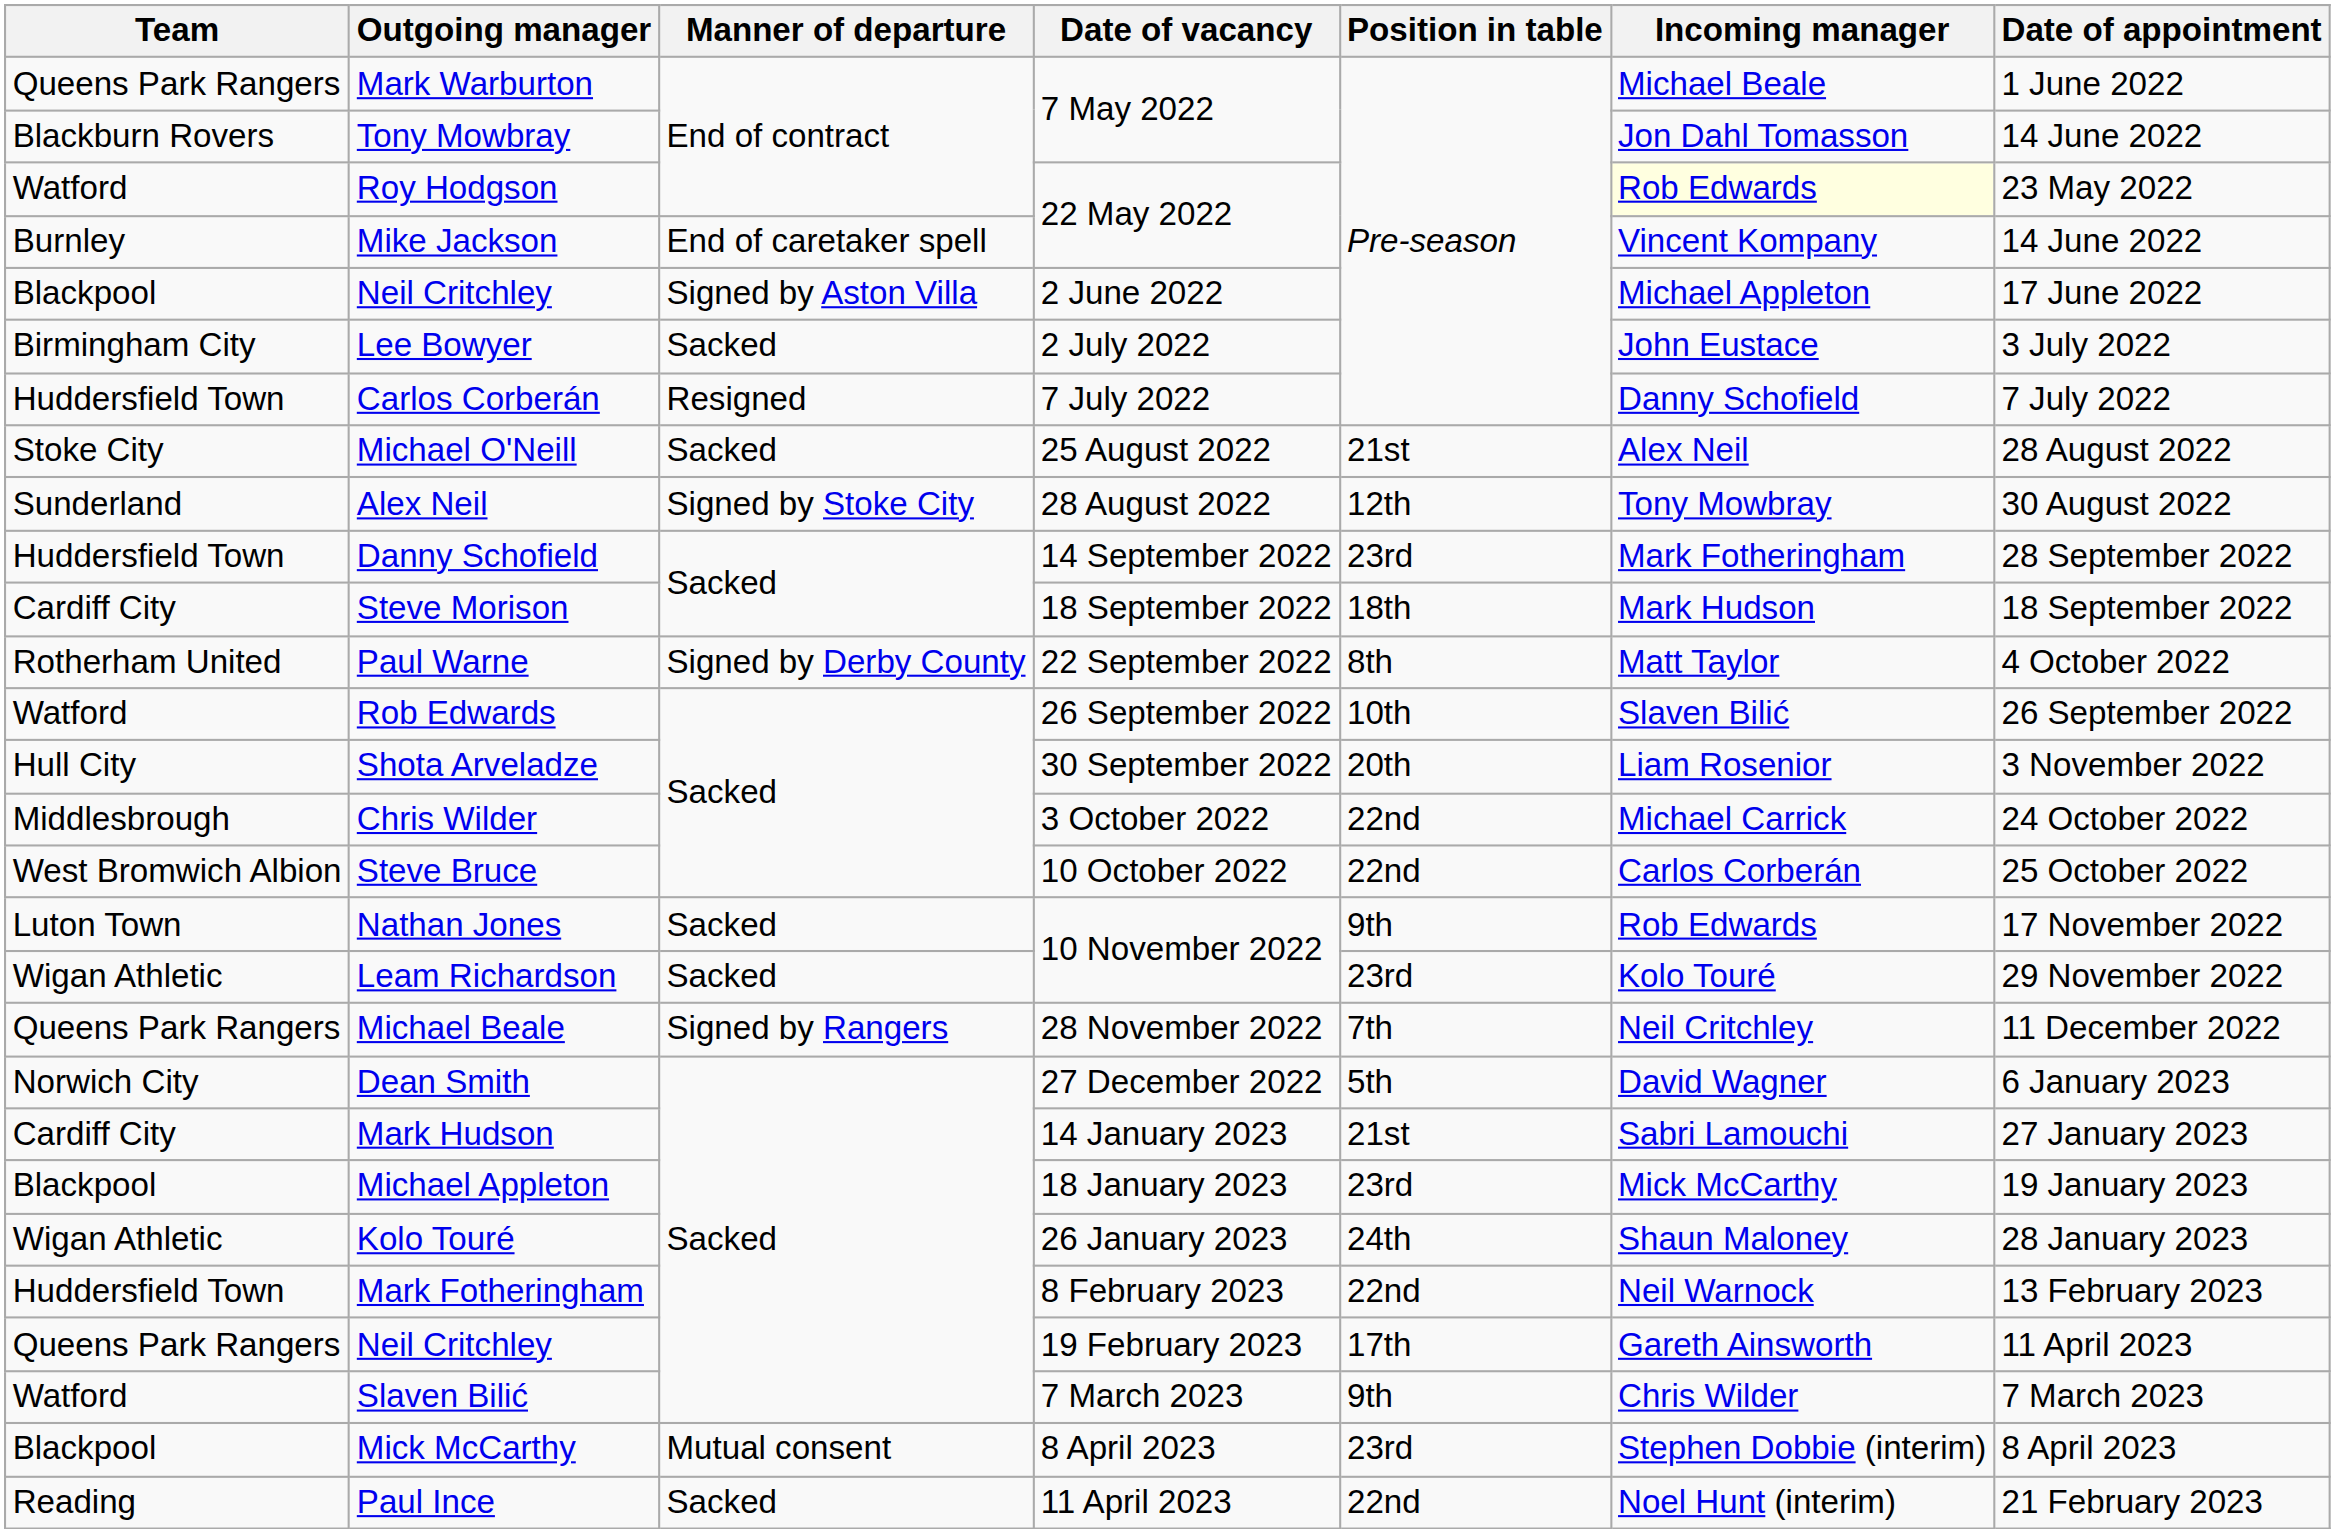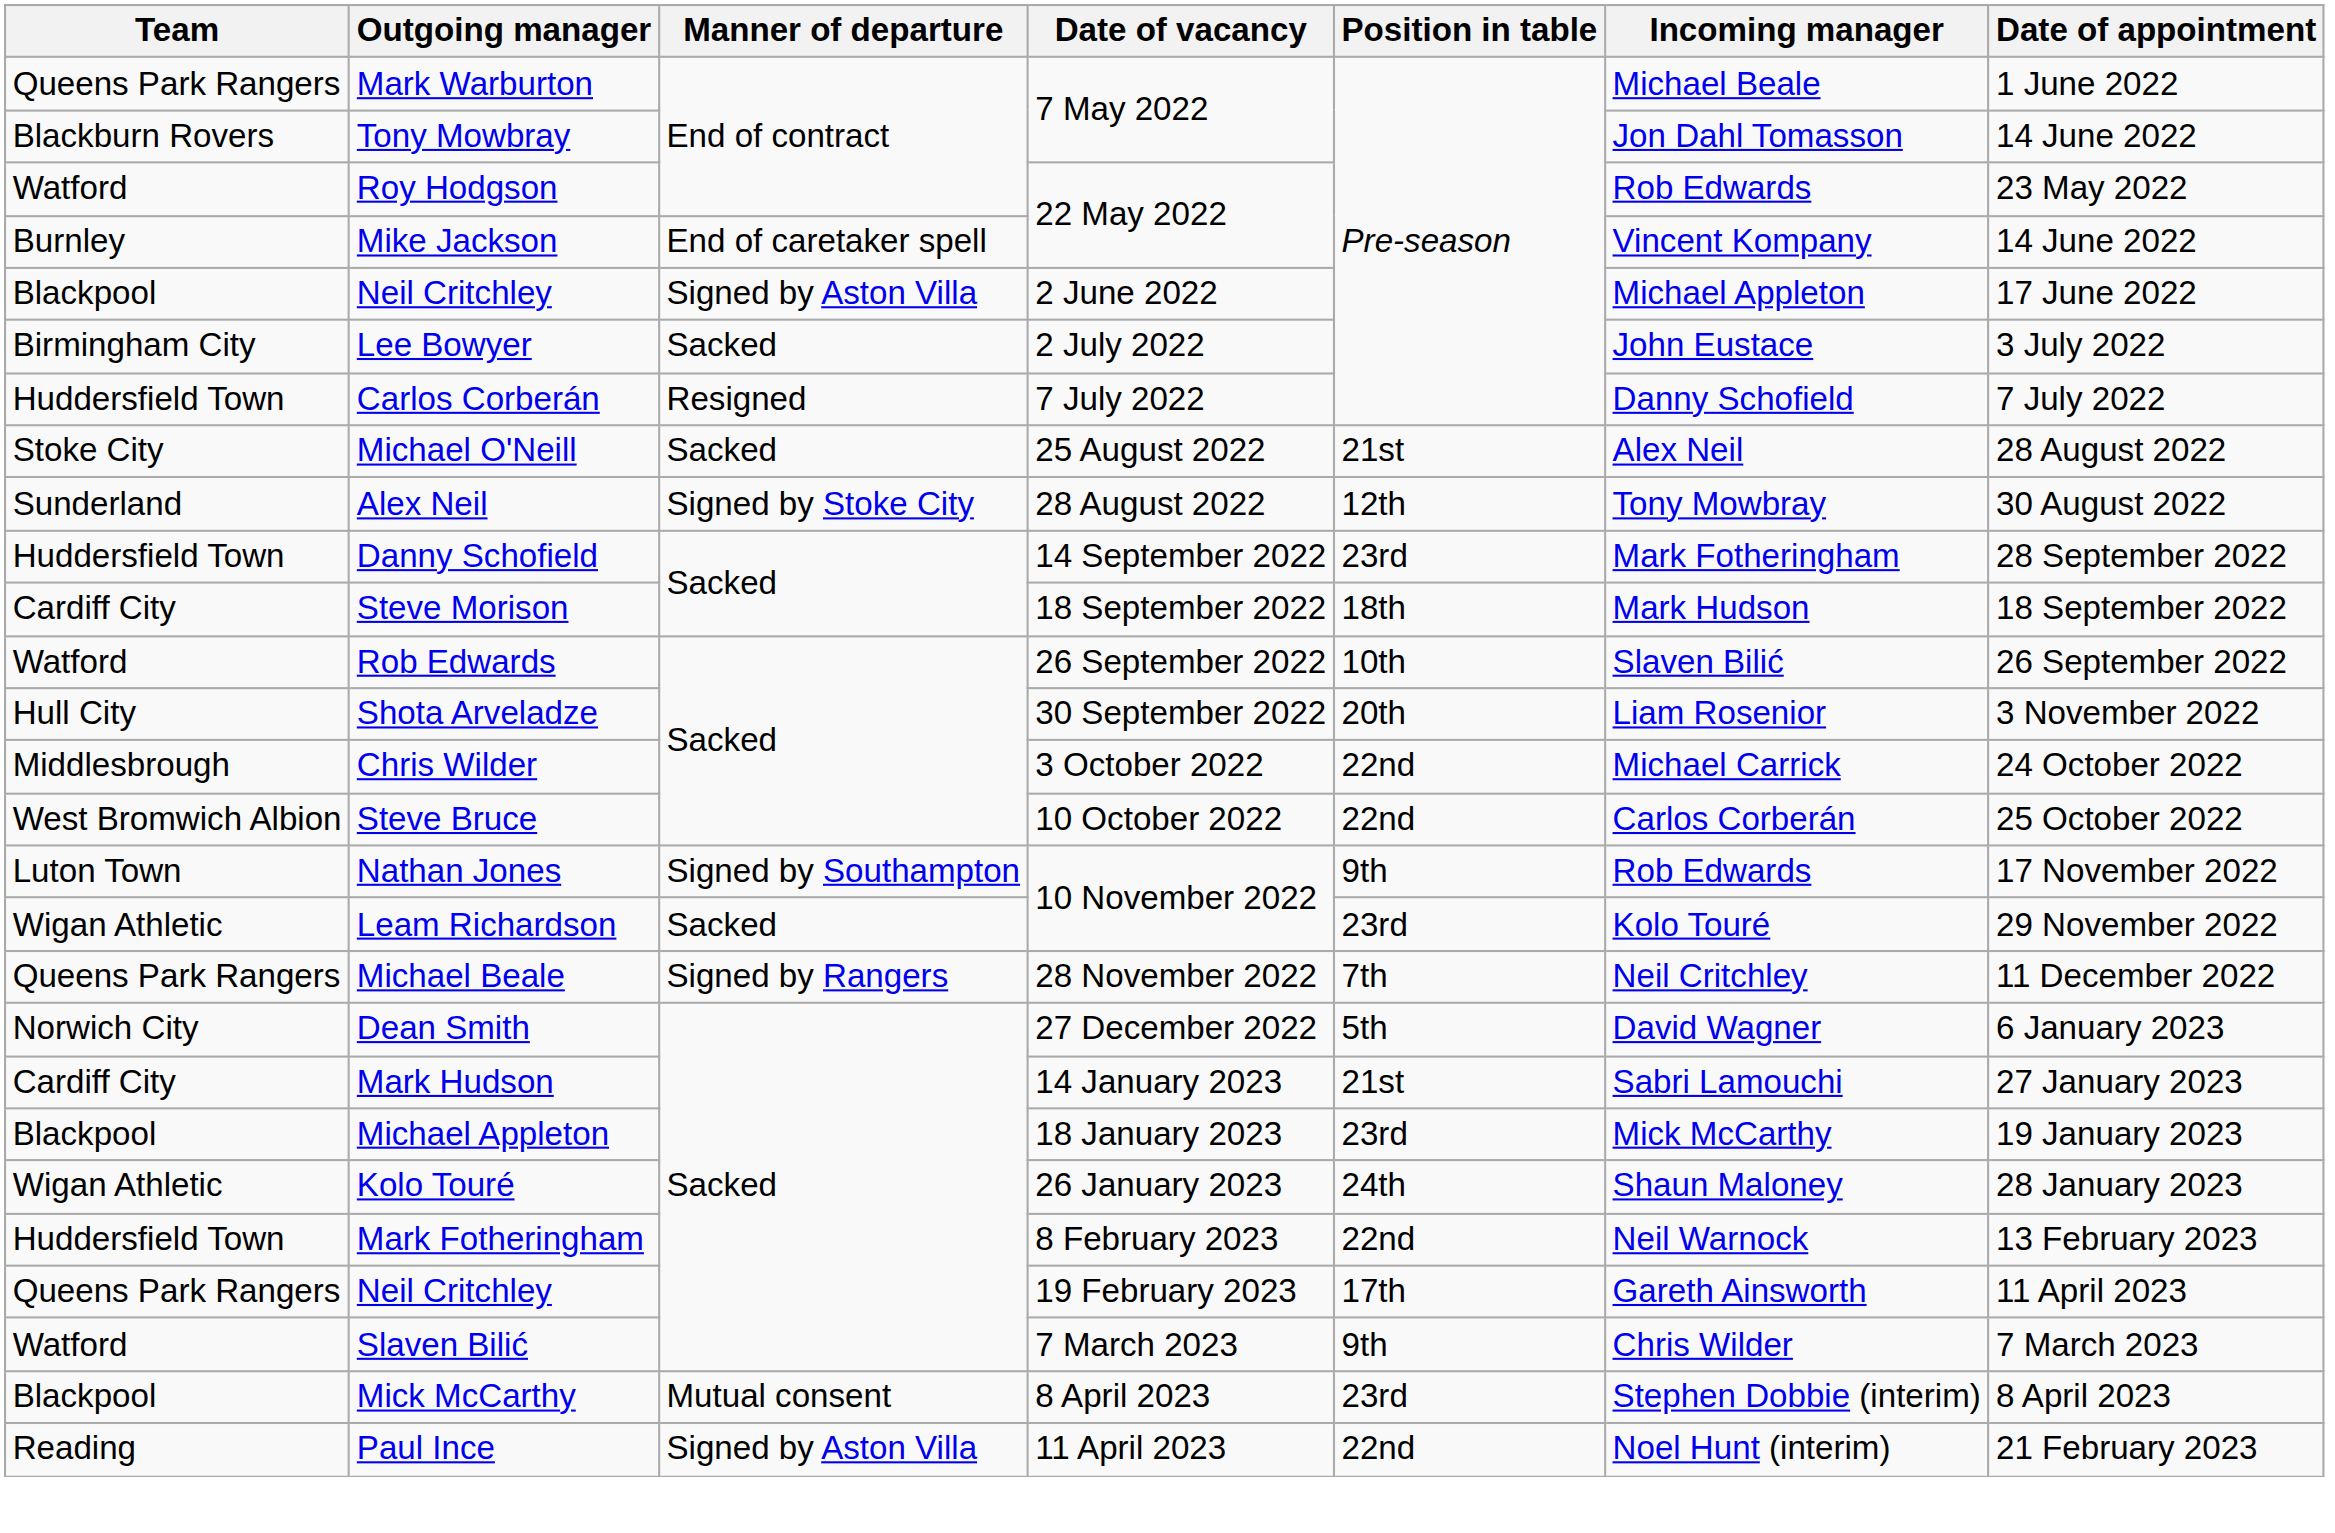(1717, 188) lightyellow background -> (1712, 188) no background
- row: (443, 661)
(722, 923) Sacked -> (843, 871) Signed by Southampton
(722, 1501) Sacked -> (822, 1448) Signed by Aston Villa
